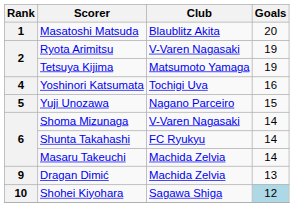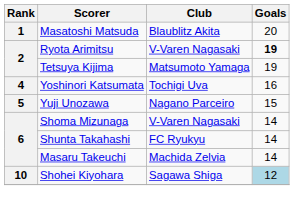(271, 49) normal -> (271, 49) bold
- row: (74, 175)
